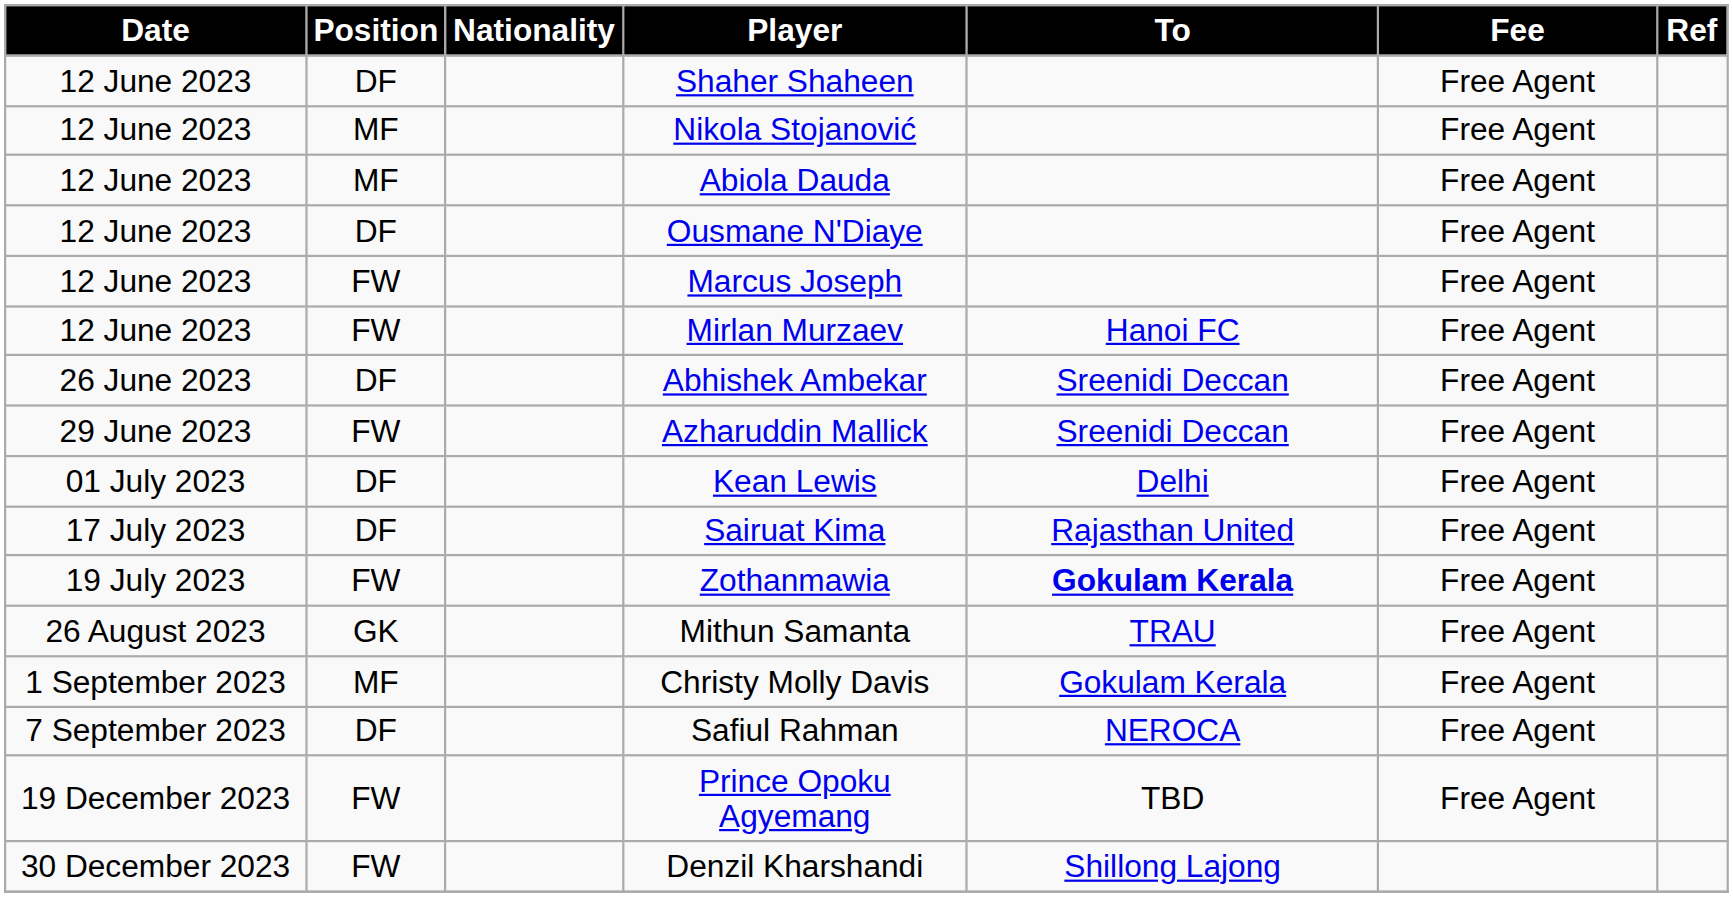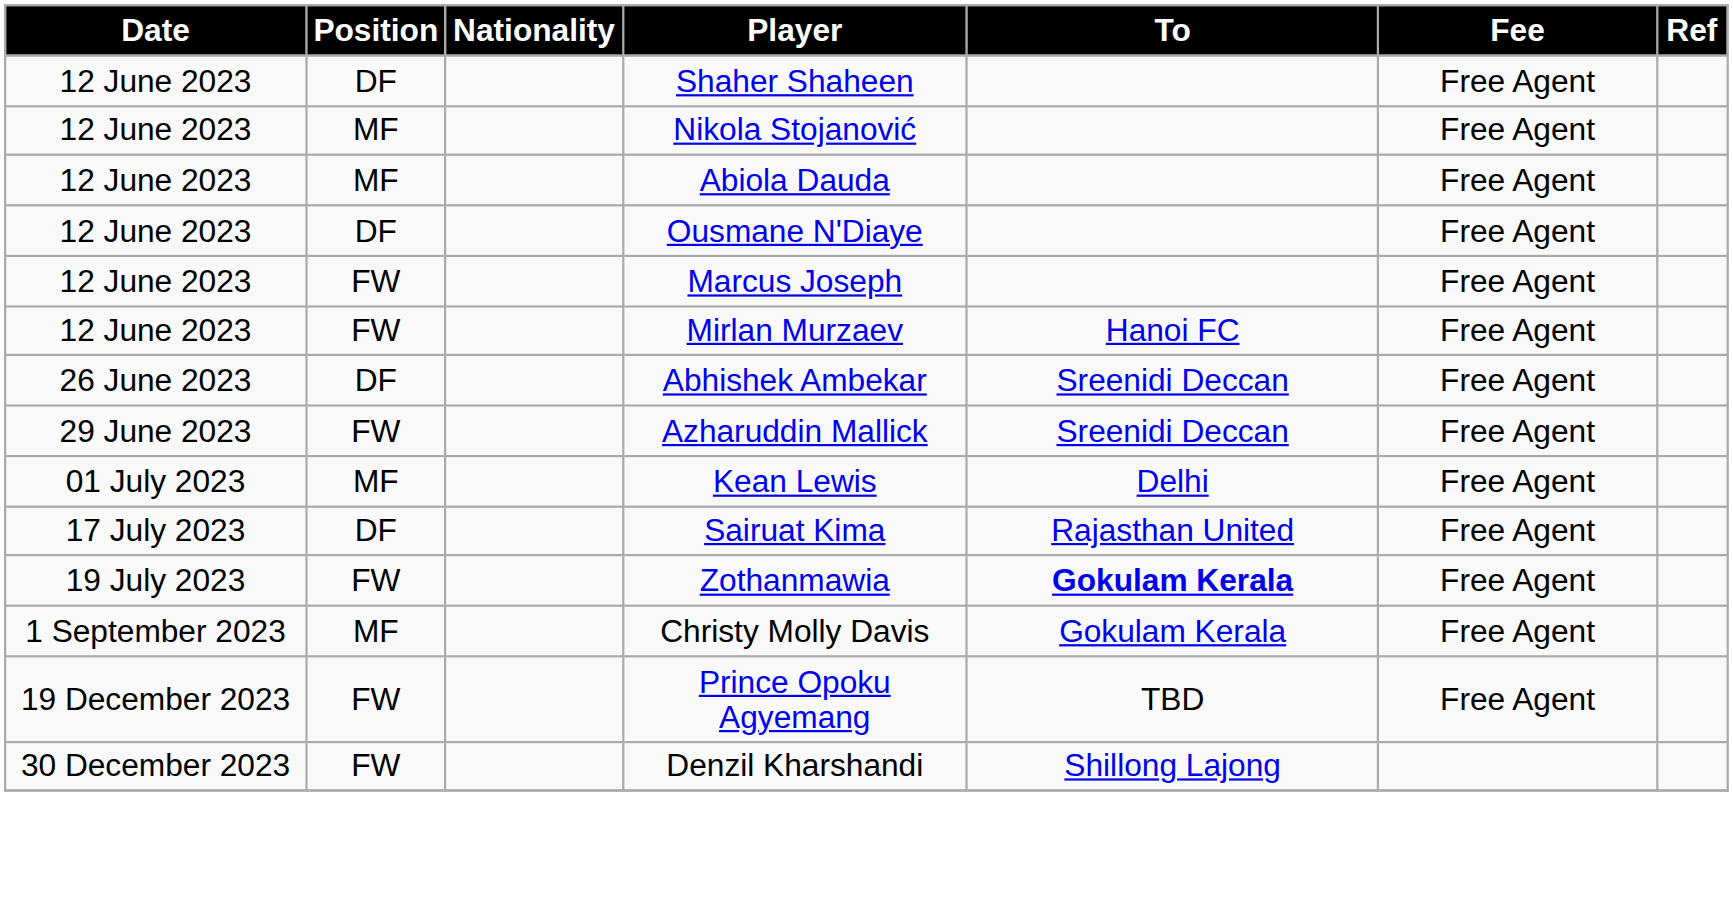(376, 481) DF -> (376, 481) MF
- row: (795, 631)
- row: (795, 731)
